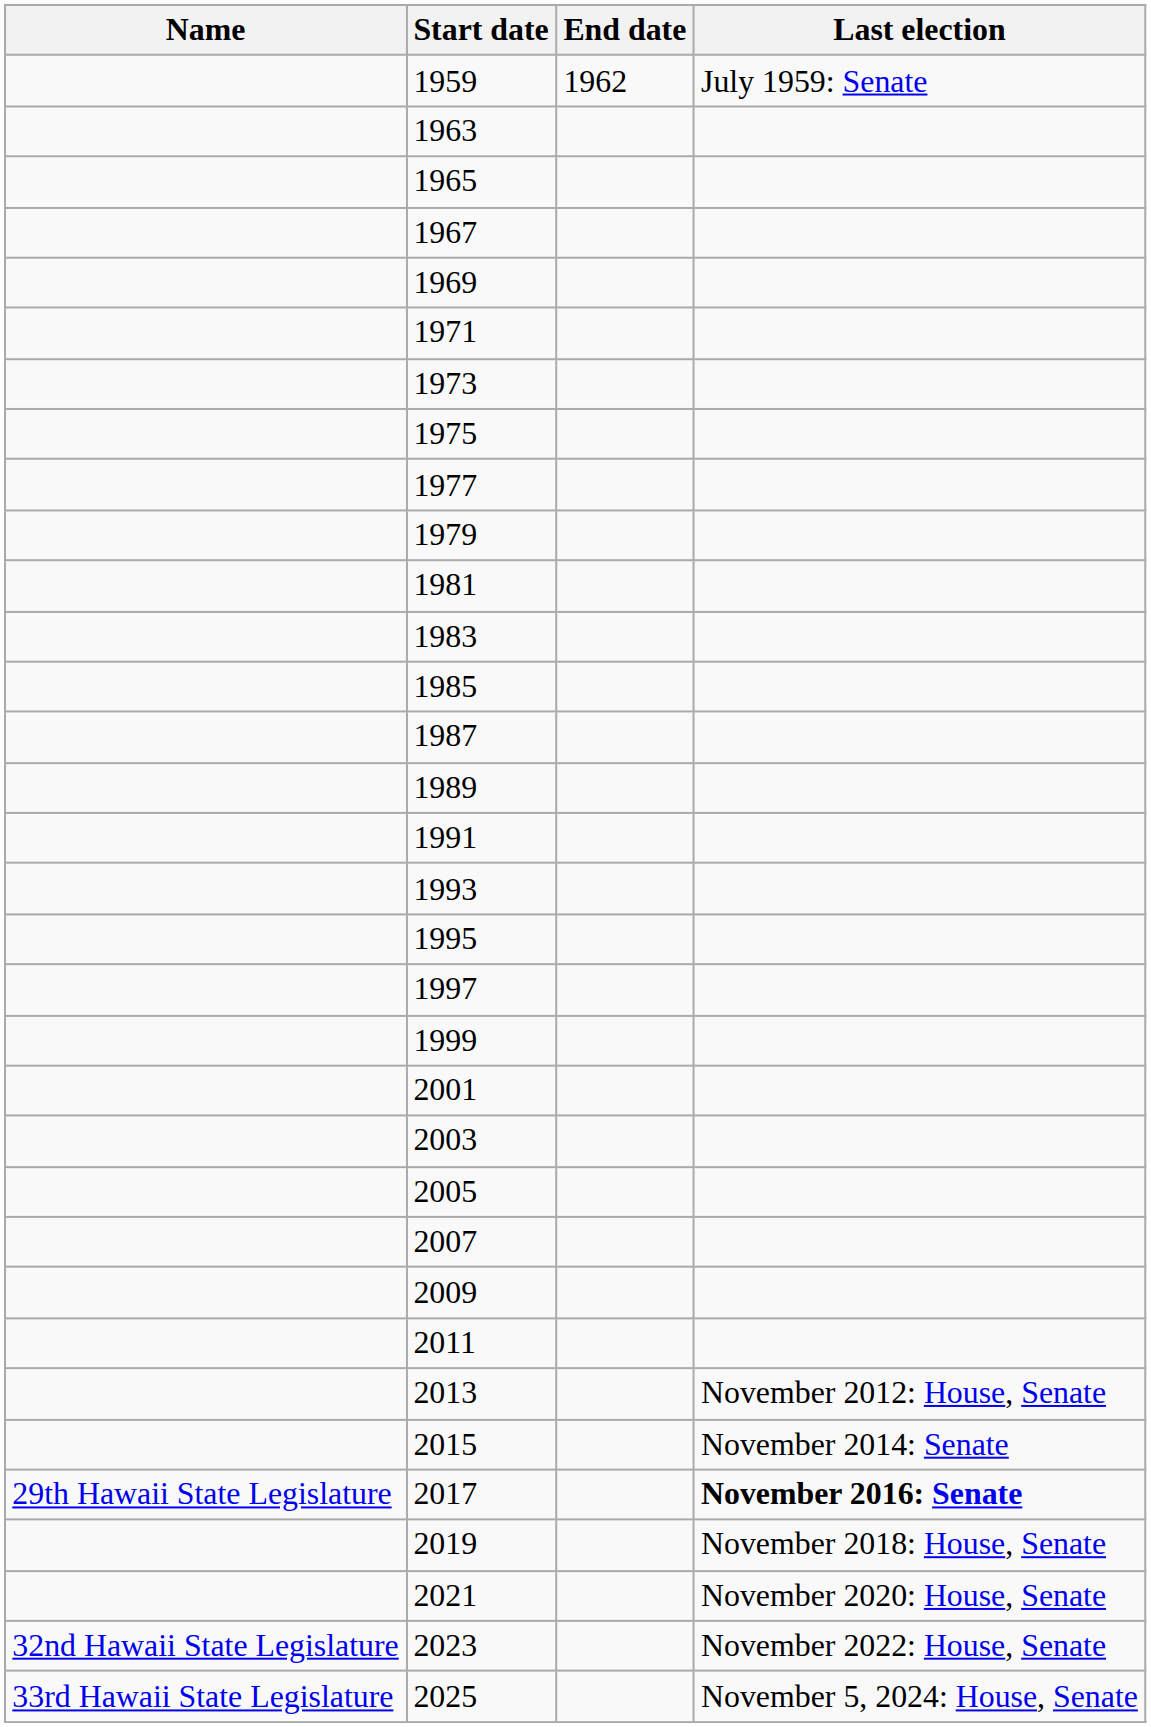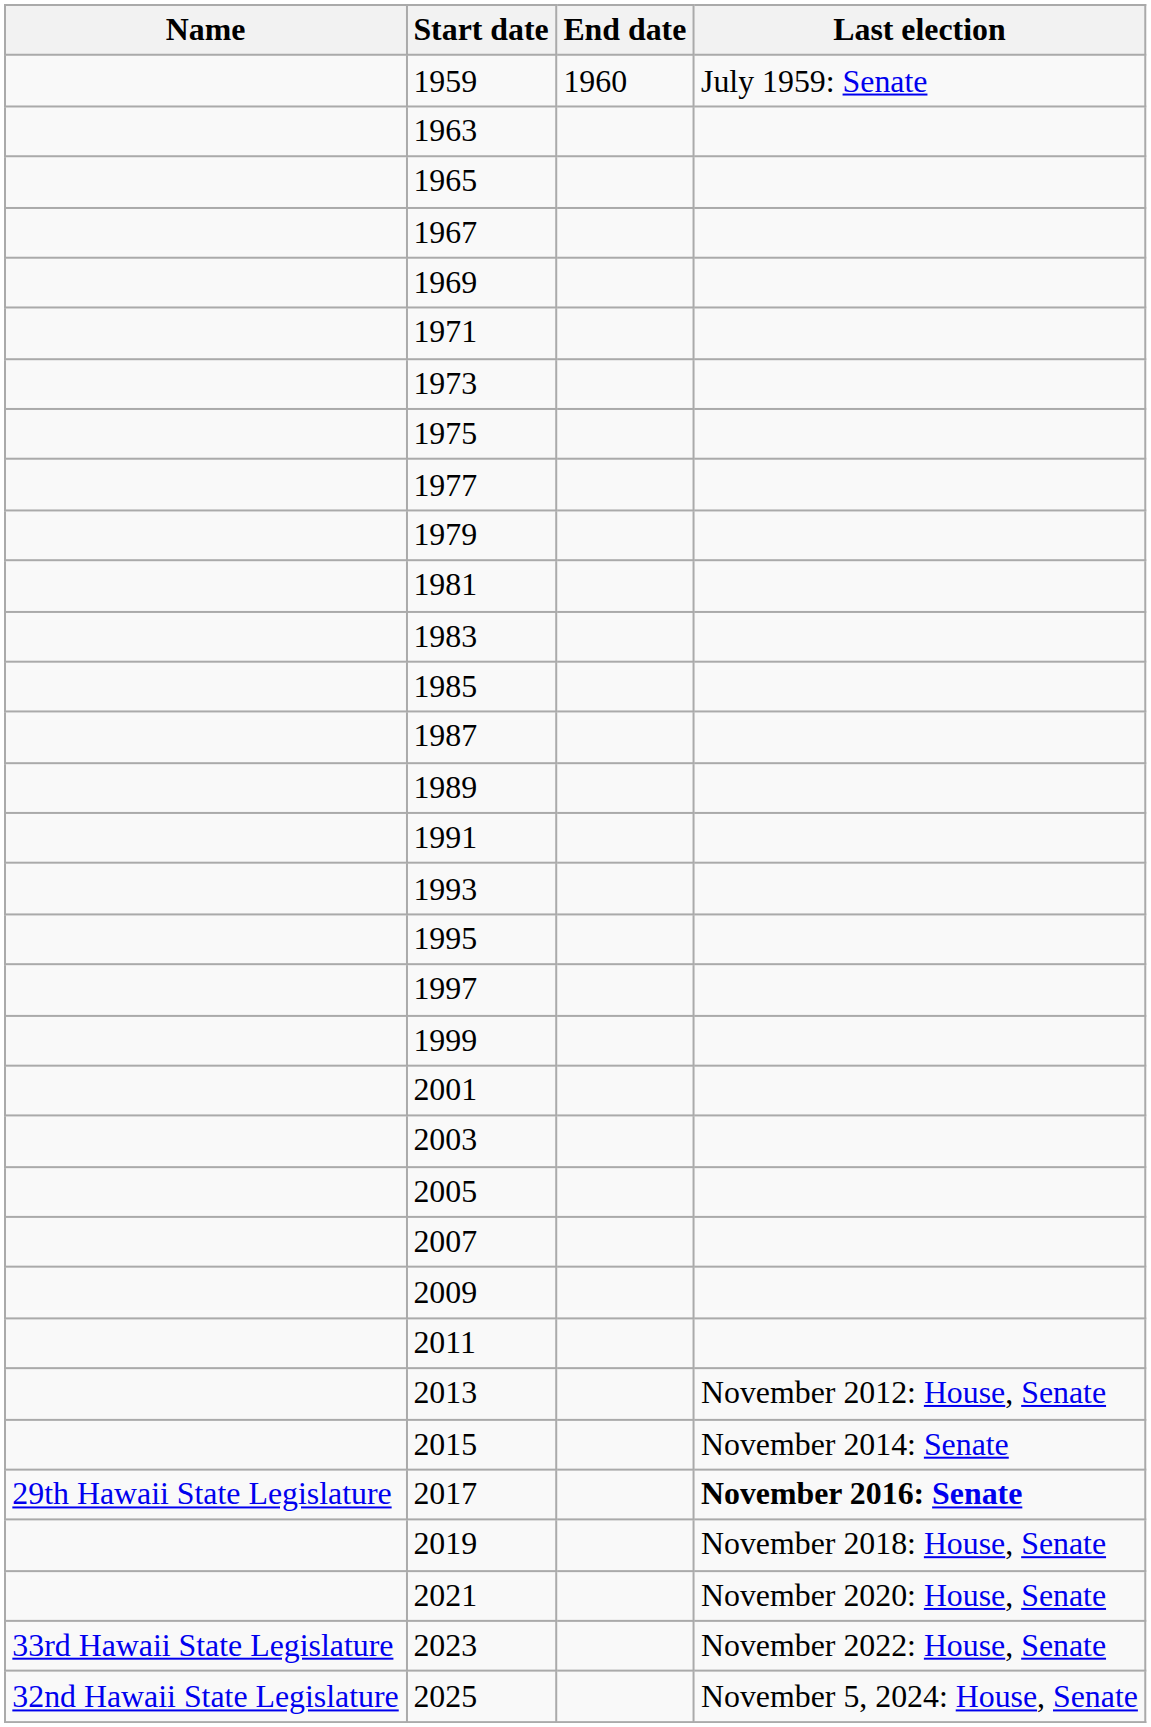(595, 80) 1962 -> (595, 80) 1960
(206, 1645) 32nd Hawaii State Legislature -> (203, 1645) 33rd Hawaii State Legislature
(203, 1696) 33rd Hawaii State Legislature -> (206, 1696) 32nd Hawaii State Legislature
